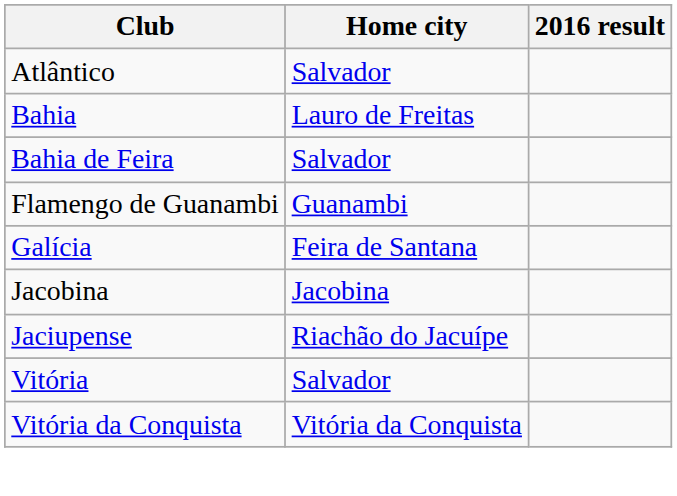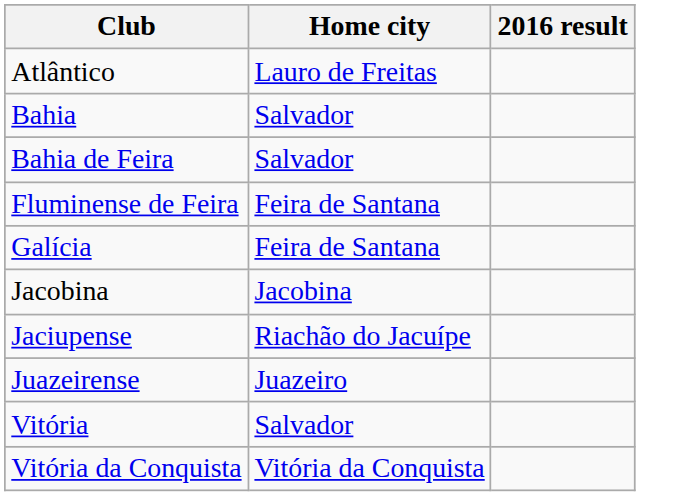(341, 70) Salvador -> (346, 70) Lauro de Freitas
(383, 114) Lauro de Freitas -> (304, 114) Salvador
- row: (145, 203)
+ row: (125, 203)
+ row: (75, 379)
